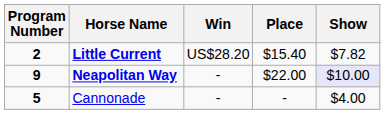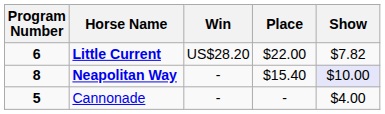(37, 54) 2 -> (37, 54) 6
(285, 54) $15.40 -> (285, 54) $22.00
(37, 76) 9 -> (37, 76) 8
(285, 76) $22.00 -> (285, 76) $15.40
